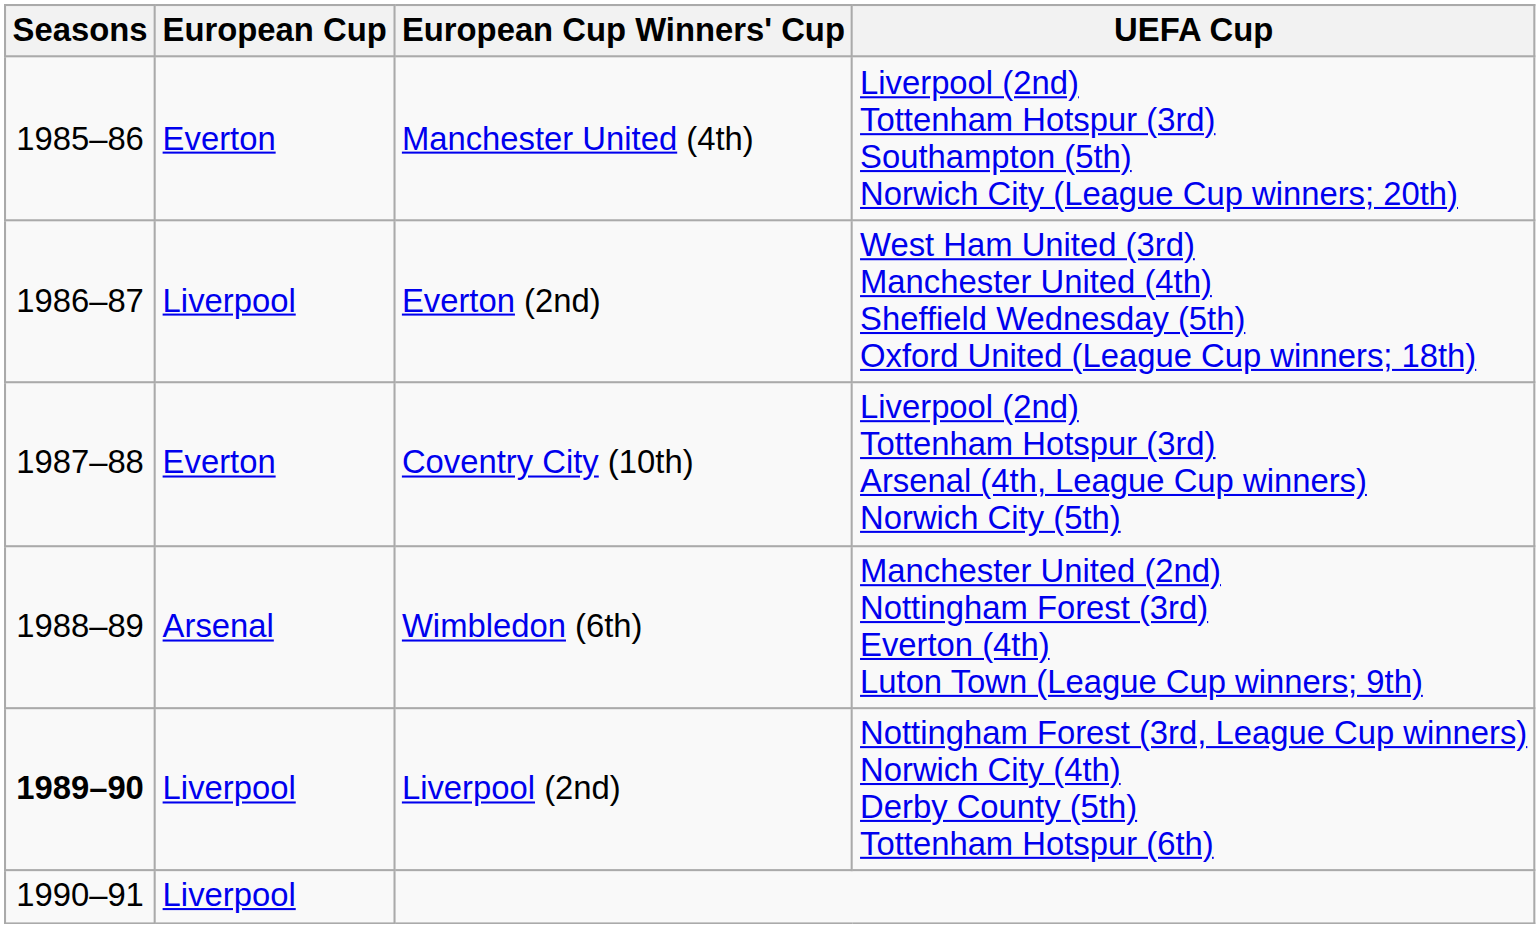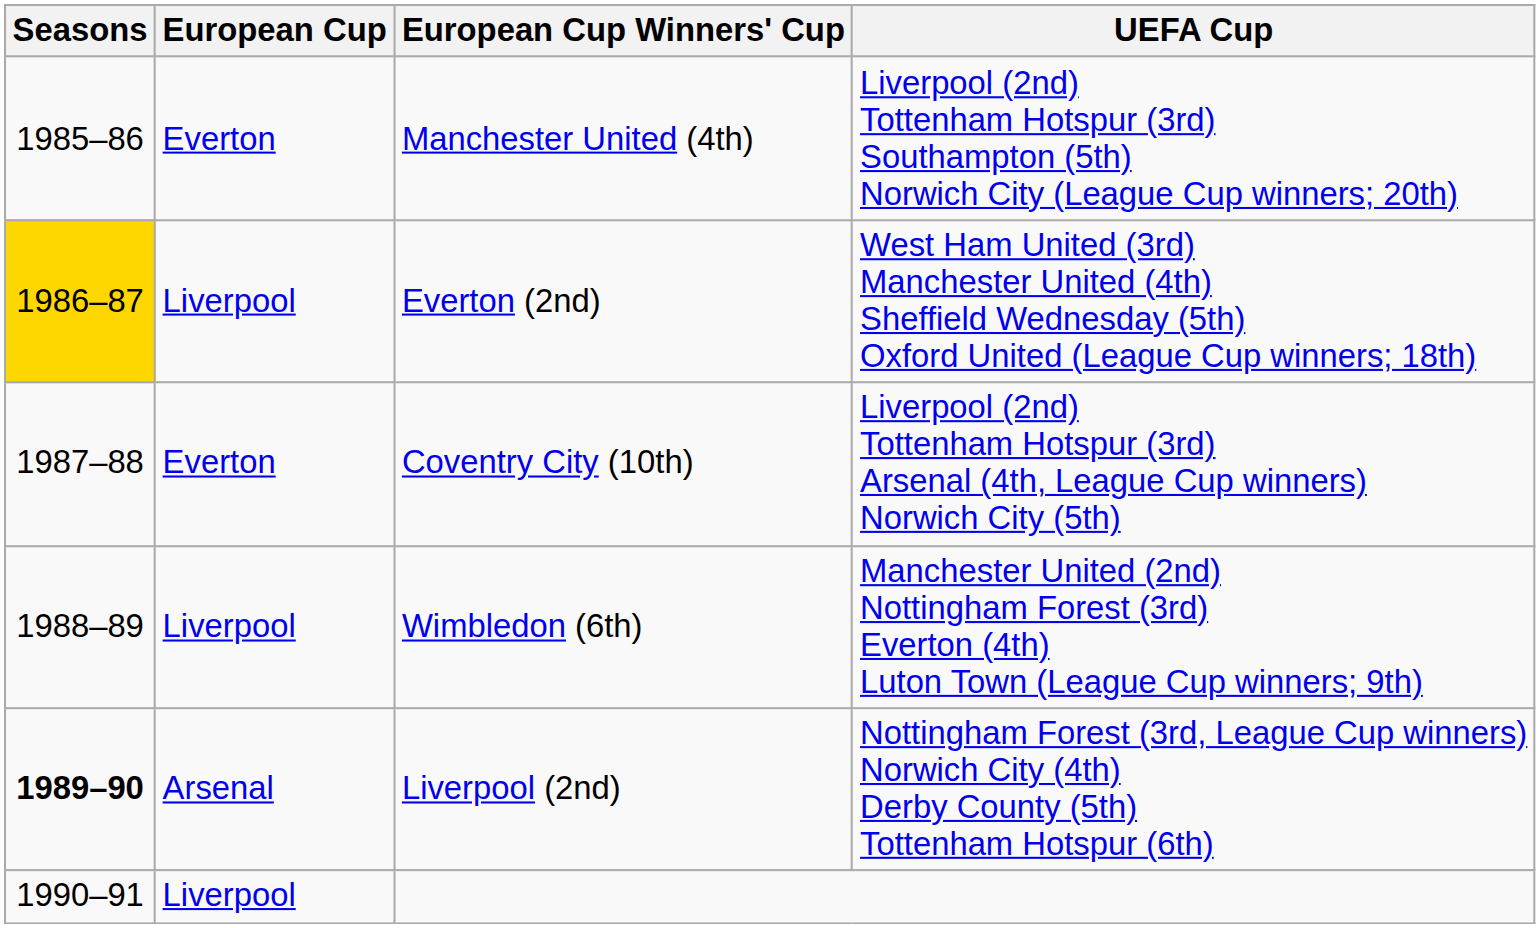(80, 300) no background -> (80, 300) gold background
(218, 626) Arsenal -> (229, 626) Liverpool
(229, 788) Liverpool -> (218, 788) Arsenal
